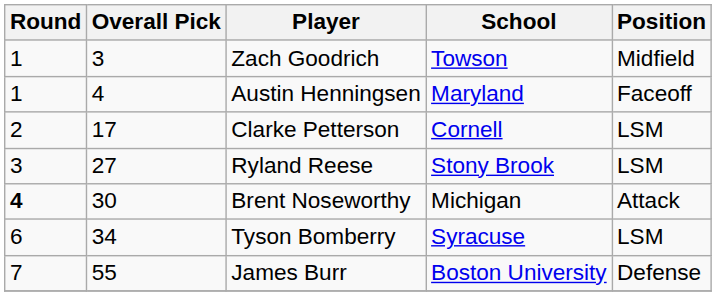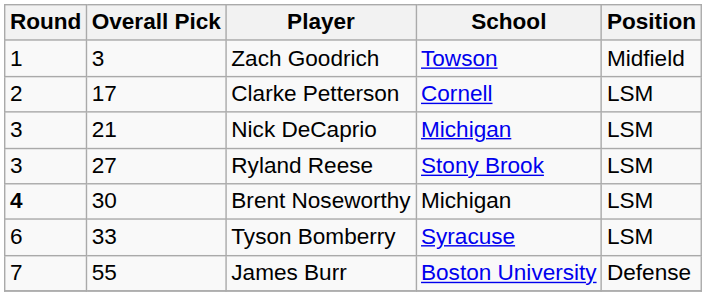- row: (326, 93)
+ row: (304, 129)
(648, 201) Attack -> (630, 201) LSM
(104, 237) 34 -> (104, 237) 33
